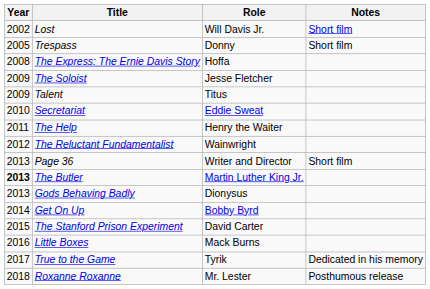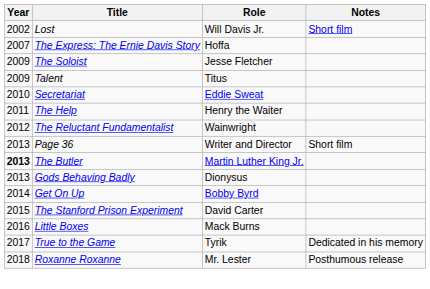- row: (56, 45)
(18, 62) 2008 -> (18, 45) 2007
